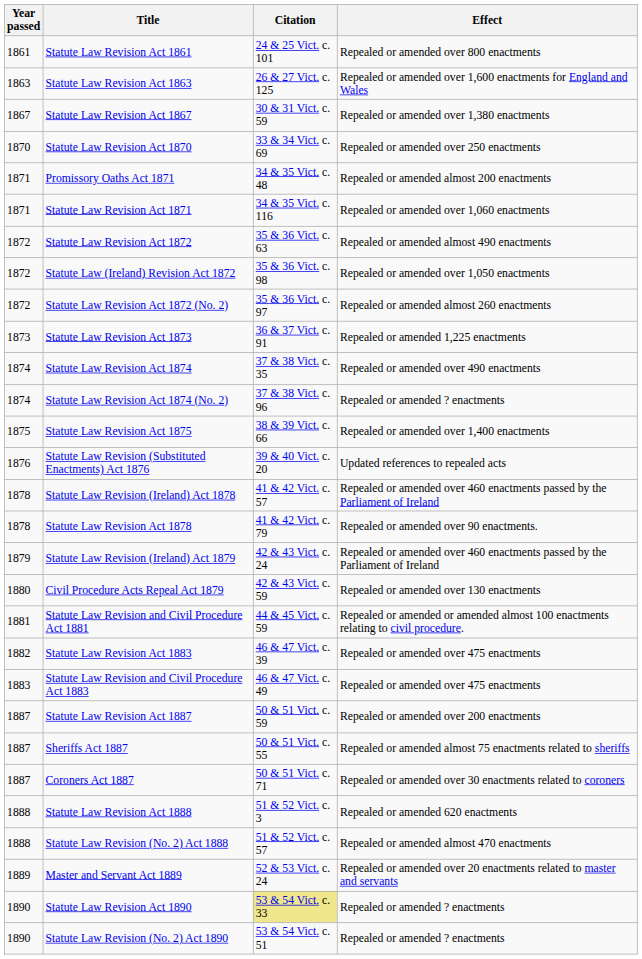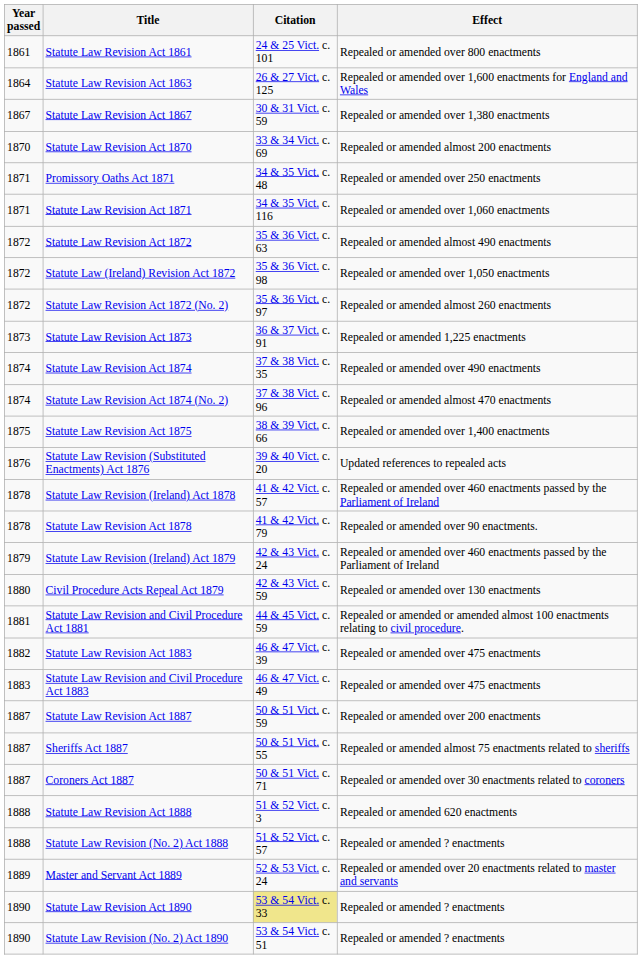(19, 83) 1863 -> (19, 83) 1864
(440, 146) Repealed or amended over 250 enactments -> (445, 146) Repealed or amended almost 200 enactments
(445, 178) Repealed or amended almost 200 enactments -> (440, 178) Repealed or amended over 250 enactments
(422, 400) Repealed or amended ? enactments -> (445, 400) Repealed or amended almost 470 enactments
(445, 843) Repealed or amended almost 470 enactments -> (422, 843) Repealed or amended ? enactments
